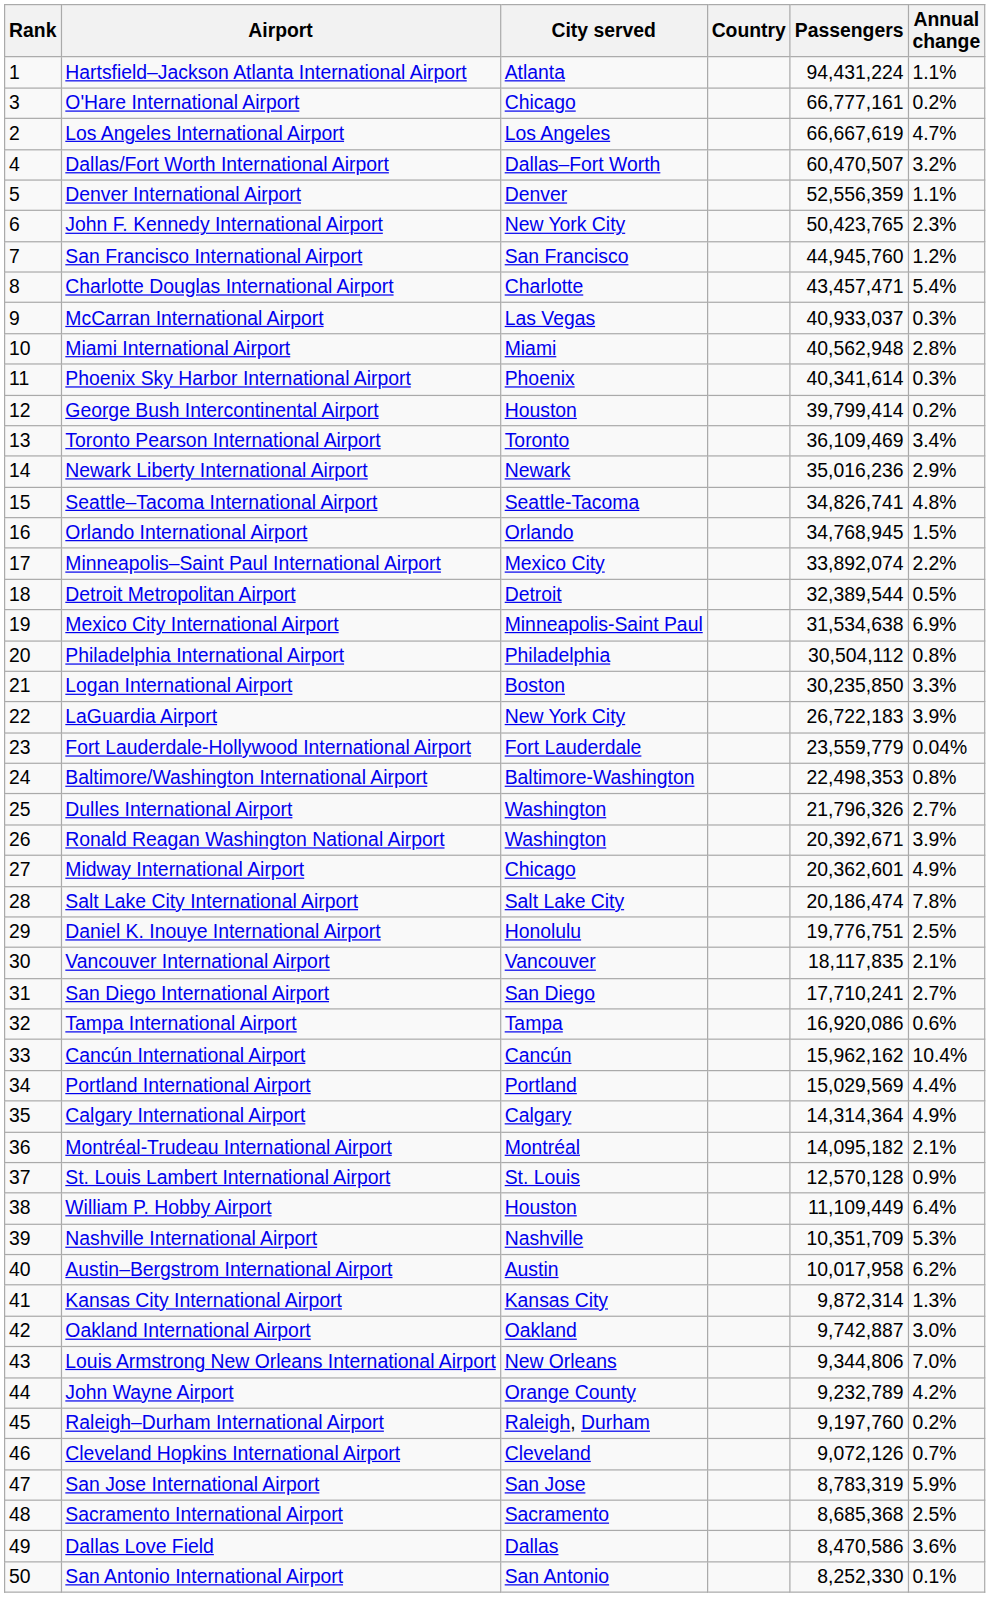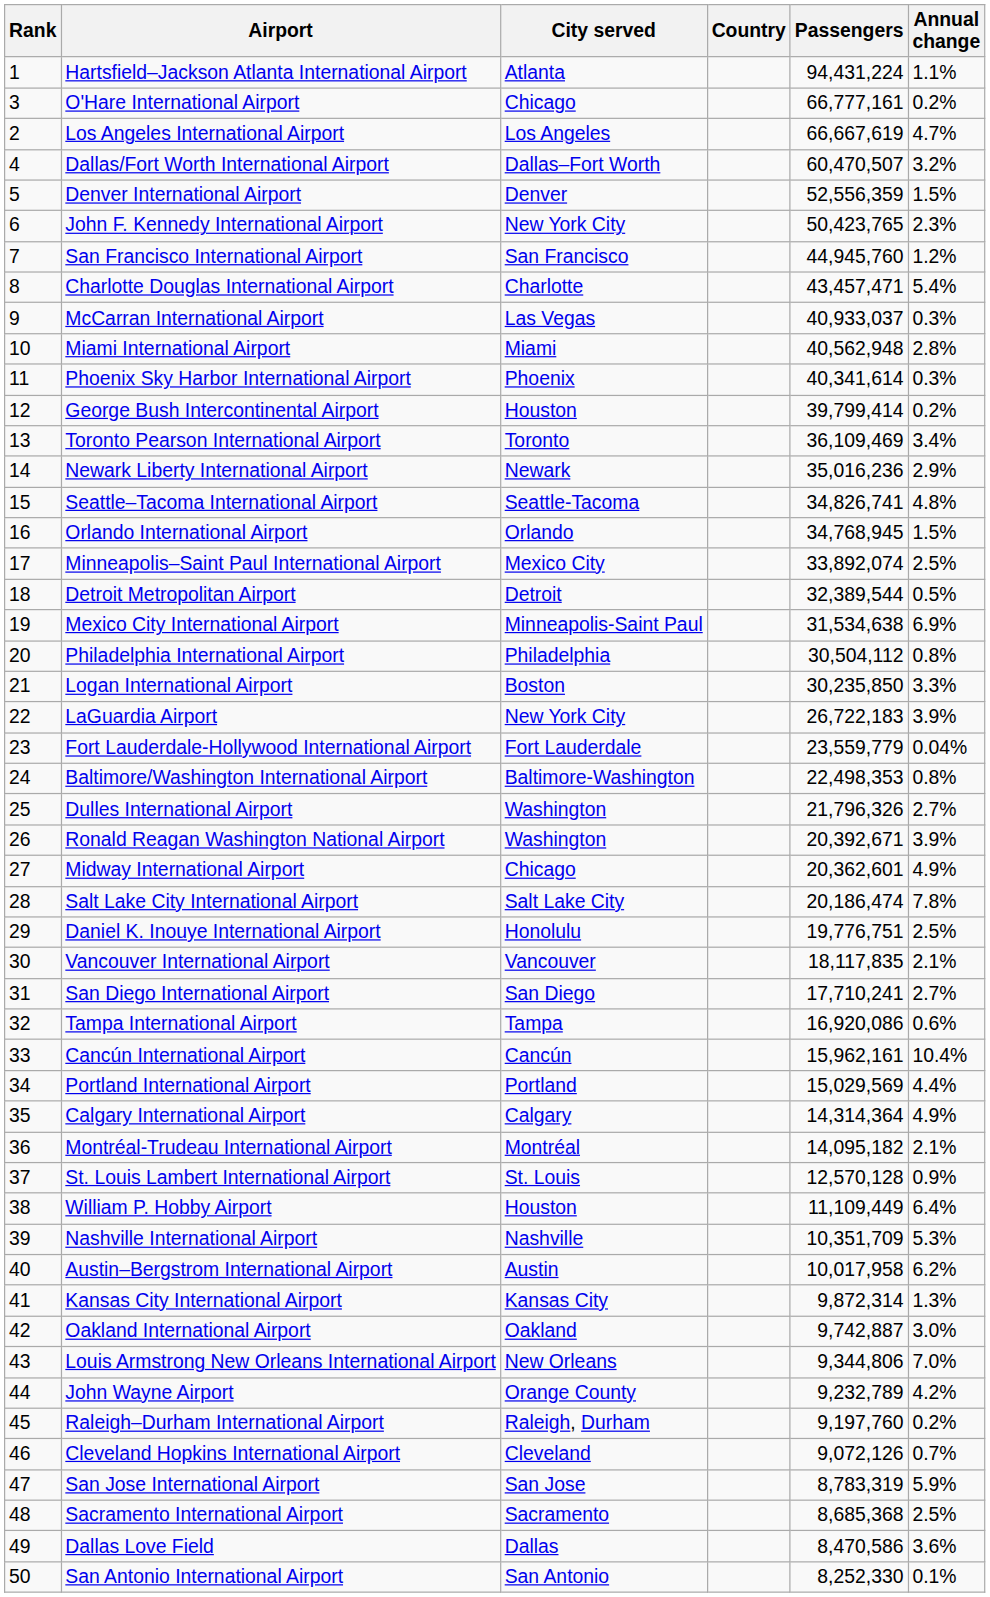(934, 195) 1.1% -> (934, 195) 1.5%
(934, 563) 2.2% -> (934, 563) 2.5%
(855, 1054) 15,962,162 -> (855, 1054) 15,962,161
